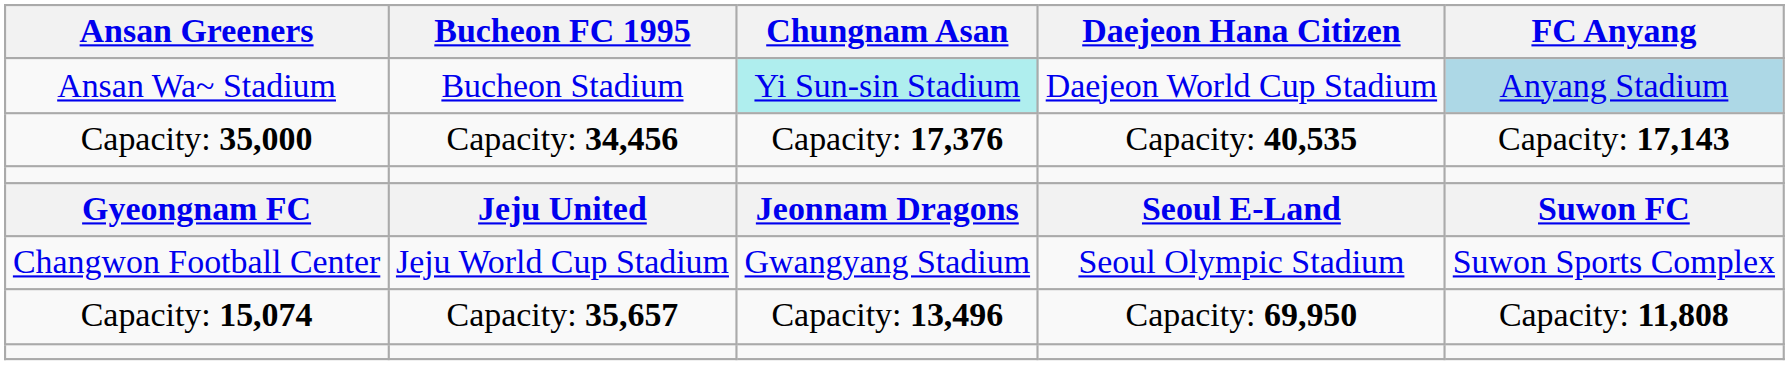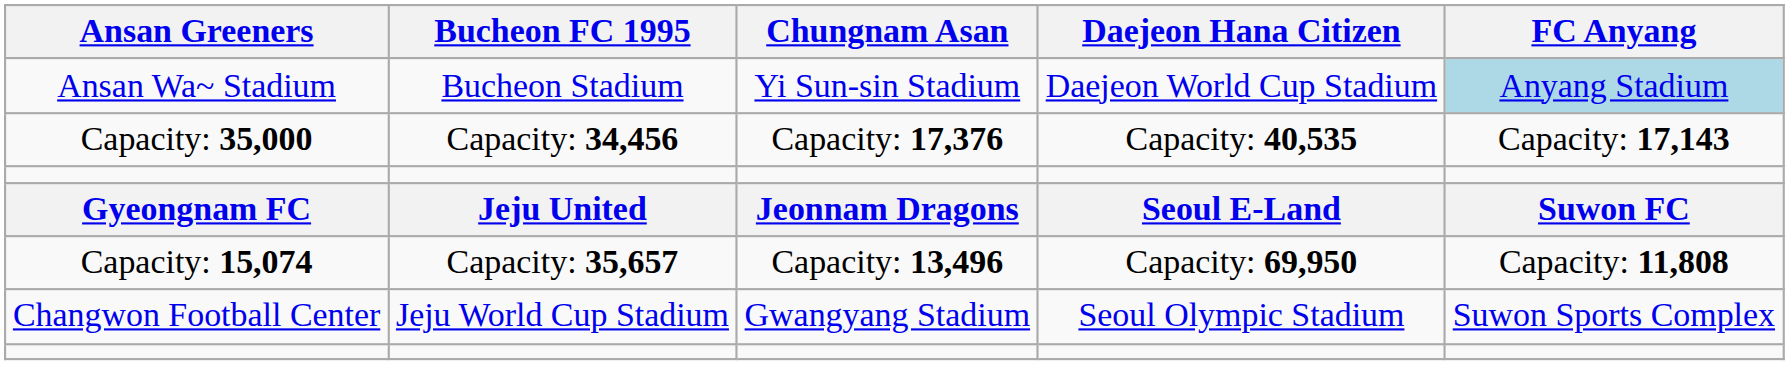(887, 85) paleturquoise background -> (887, 85) no background
rows swapped: (197, 262) <-> (197, 316)
